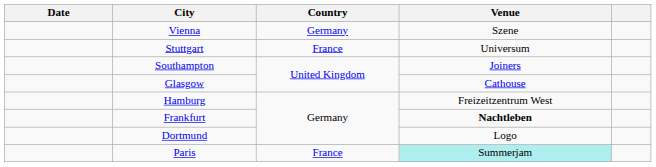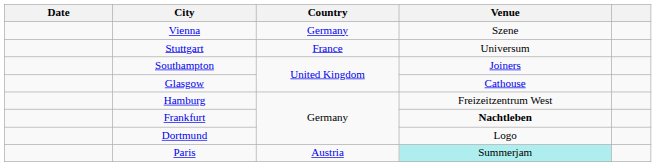(328, 153) France -> (328, 153) Austria
